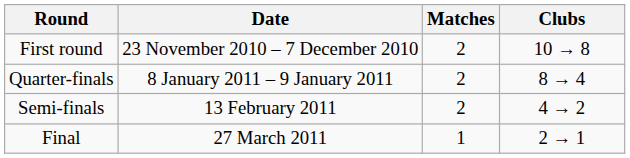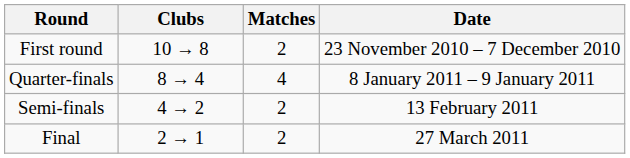columns swapped: (270, 19) <-> (562, 19)
(461, 78) 2 -> (282, 78) 4
(461, 138) 1 -> (282, 138) 2
